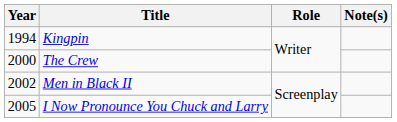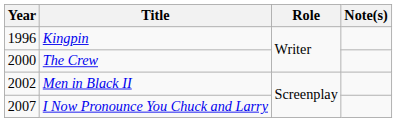(22, 38) 1994 -> (22, 38) 1996
(22, 106) 2005 -> (22, 106) 2007
